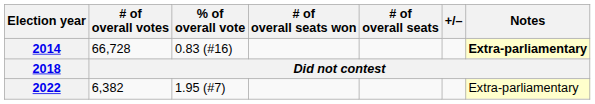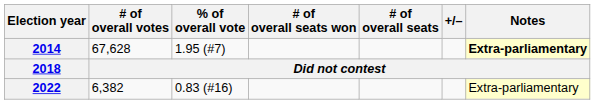(111, 48) 66,728 -> (111, 48) 67,628
(204, 48) 0.83 (#16) -> (200, 48) 1.95 (#7)
(200, 88) 1.95 (#7) -> (204, 88) 0.83 (#16)
